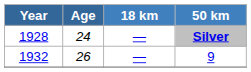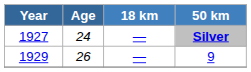(34, 36) 1928 -> (34, 36) 1927
(34, 57) 1932 -> (34, 57) 1929
